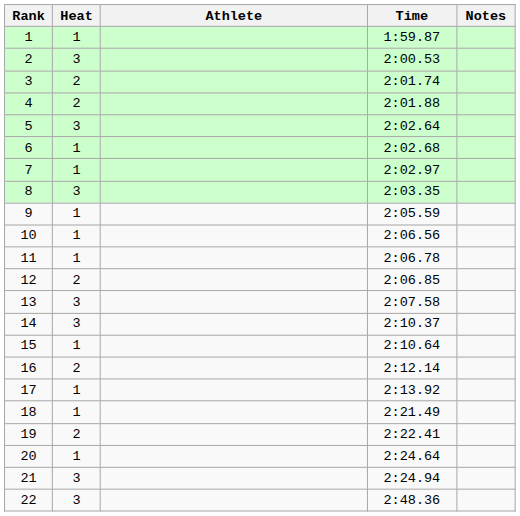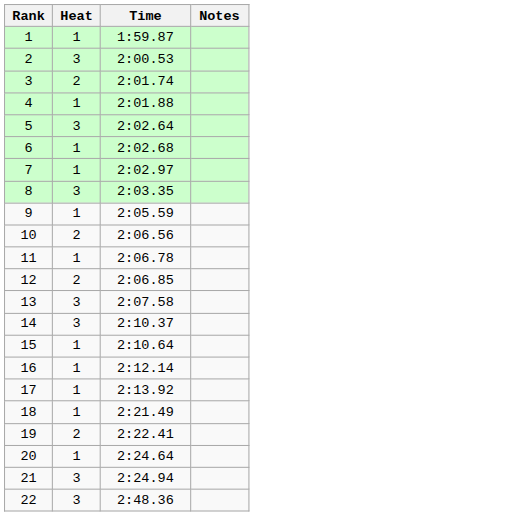- column: (234, 16)
(77, 104) 2 -> (77, 104) 1
(77, 236) 1 -> (77, 236) 2
(77, 368) 2 -> (77, 368) 1
